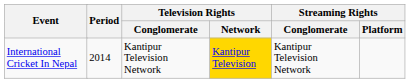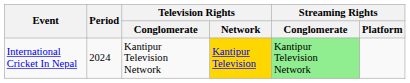(100, 58) 2014 -> (100, 58) 2024
(296, 58) no background -> (296, 58) lightgreen background
